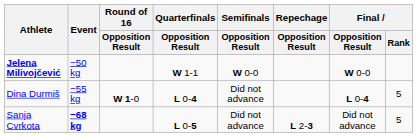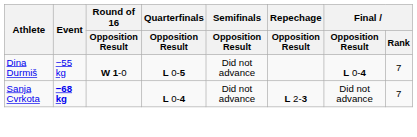- row: (34, 68)
(185, 99) L 0-4 -> (174, 73) L 0-5
(399, 94) 5 -> (399, 68) 7
(185, 125) L 0-5 -> (174, 99) L 0-4
(399, 120) 5 -> (399, 94) 7
